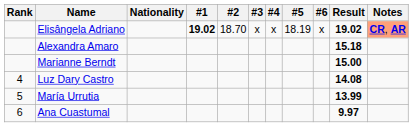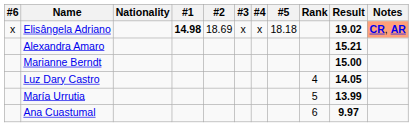columns swapped: (20, 12) <-> (322, 12)
(202, 29) 19.02 -> (188, 29) 14.98
(233, 29) 18.70 -> (219, 29) 18.69
(298, 29) 18.19 -> (284, 29) 18.18
(349, 46) 15.18 -> (349, 46) 15.21
(349, 79) 14.08 -> (349, 79) 14.05
